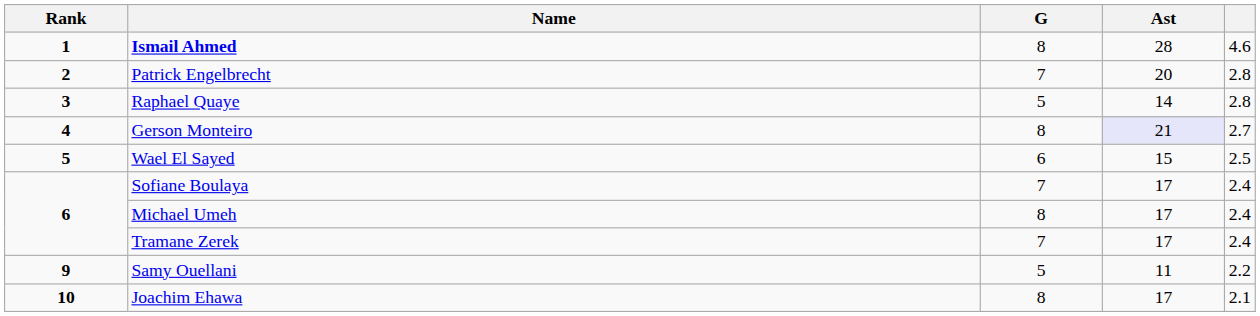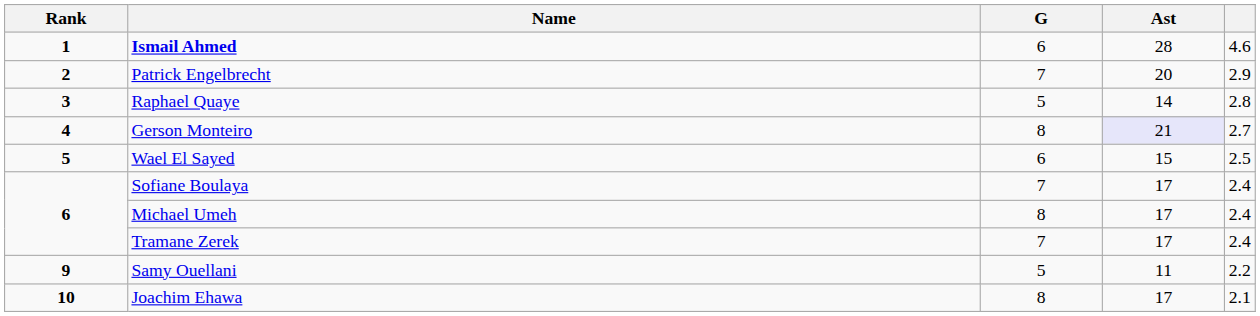(1041, 46) 8 -> (1041, 46) 6
(1240, 74) 2.8 -> (1240, 74) 2.9
